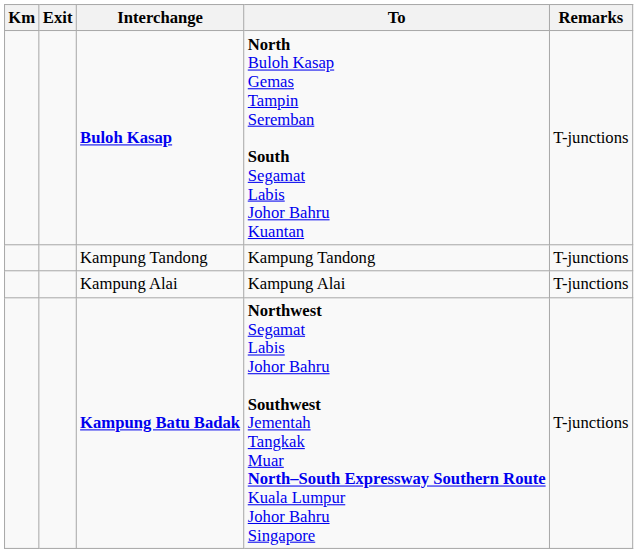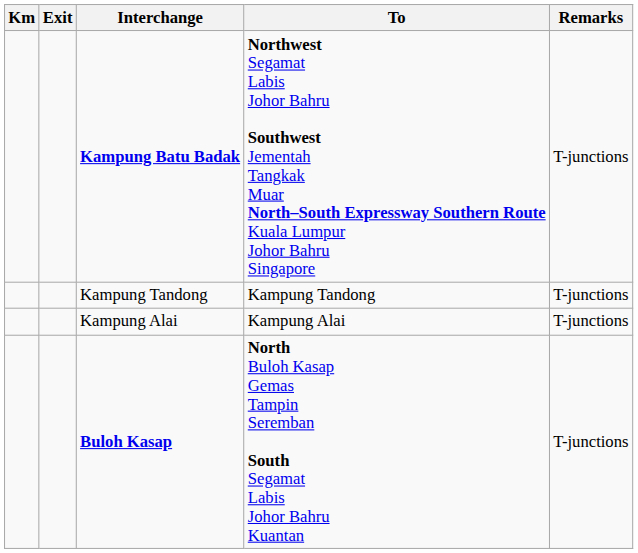rows swapped: (126, 137) <-> (160, 422)
